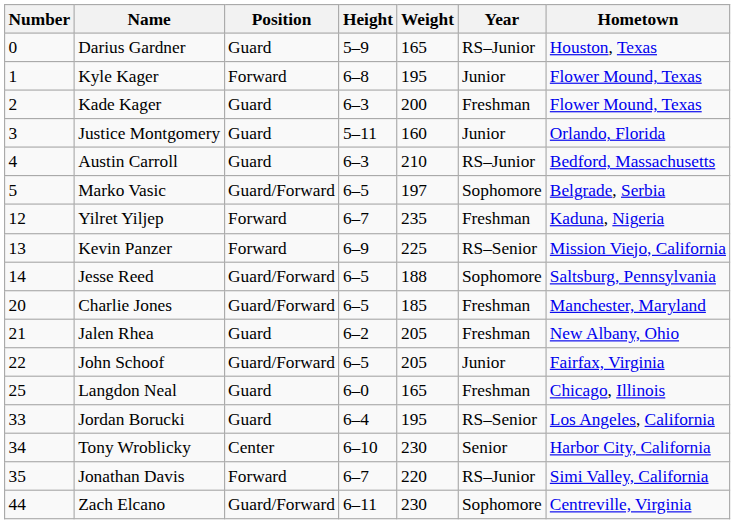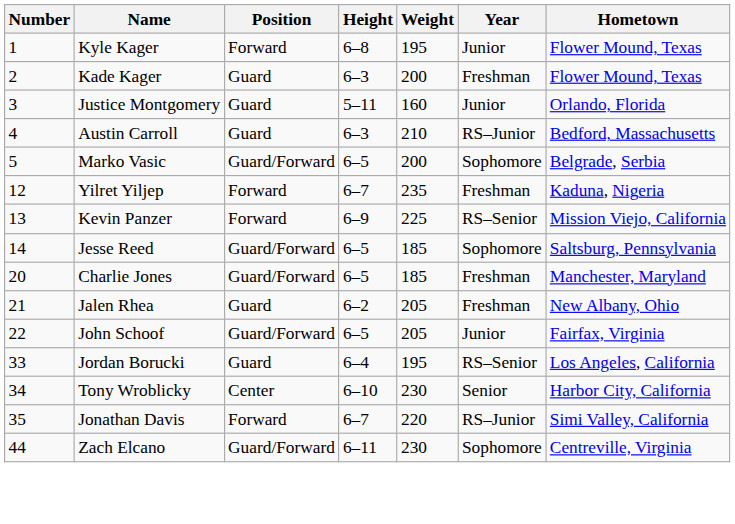- row: (132, 47)
(414, 190) 197 -> (414, 161) 200
(414, 276) 188 -> (414, 247) 185
- row: (127, 390)
